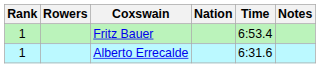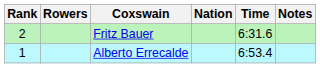(22, 33) 1 -> (22, 33) 2
(255, 33) 6:53.4 -> (255, 33) 6:31.6
(255, 53) 6:31.6 -> (255, 53) 6:53.4
